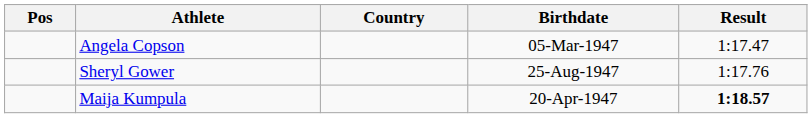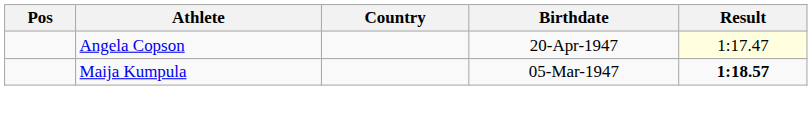(573, 44) 05-Mar-1947 -> (574, 44) 20-Apr-1947
(743, 44) no background -> (743, 44) lightyellow background
- row: (127, 71)
(573, 98) 20-Apr-1947 -> (574, 71) 05-Mar-1947
